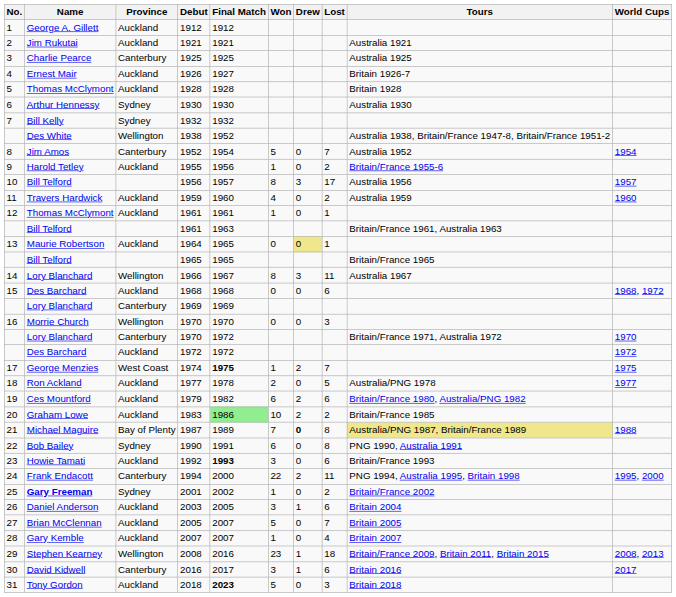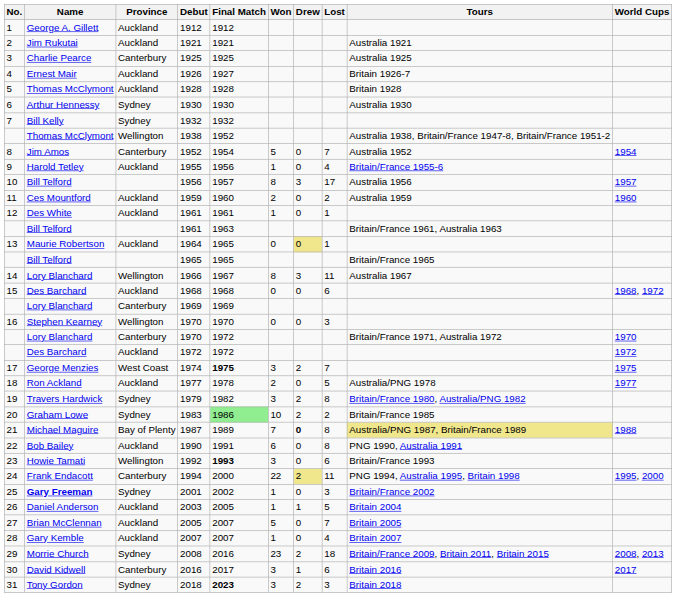(49, 136) Des White -> (70, 136) Thomas McClymont
(327, 167) 2 -> (327, 167) 4
(65, 197) Travers Hardwick -> (59, 197) Ces Mountford
(273, 197) 4 -> (273, 197) 2
(70, 213) Thomas McClymont -> (49, 213) Des White
(58, 321) Morrie Church -> (64, 321) Stephen Kearney
(273, 368) 1 -> (273, 368) 3
(59, 399) Ces Mountford -> (65, 399) Travers Hardwick
(138, 399) Auckland -> (134, 399) Sydney
(273, 399) 6 -> (273, 399) 3
(327, 399) 6 -> (327, 399) 8
(138, 414) Auckland -> (134, 414) Sydney
(134, 445) Sydney -> (138, 445) Auckland
(138, 461) Auckland -> (141, 461) Wellington
(299, 476) no background -> (299, 476) khaki background
(327, 492) 2 -> (327, 492) 3
(273, 507) 3 -> (273, 507) 1
(327, 507) 6 -> (327, 507) 5
(64, 553) Stephen Kearney -> (58, 553) Morrie Church
(141, 553) Wellington -> (134, 553) Sydney
(299, 553) 1 -> (299, 553) 2
(138, 584) Auckland -> (134, 584) Sydney
(273, 584) 5 -> (273, 584) 3
(299, 584) 0 -> (299, 584) 2
